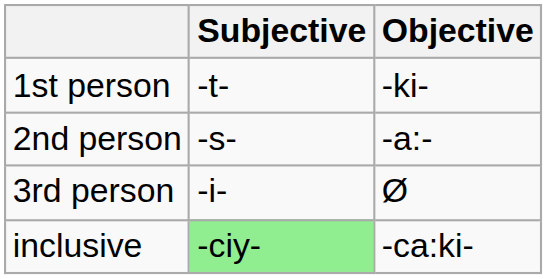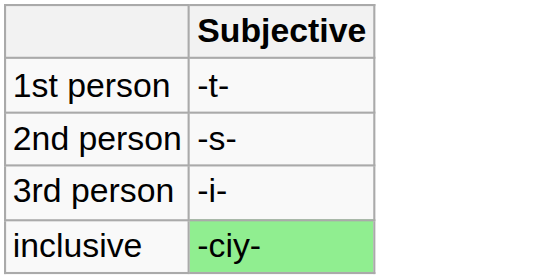- column: (458, 31)
